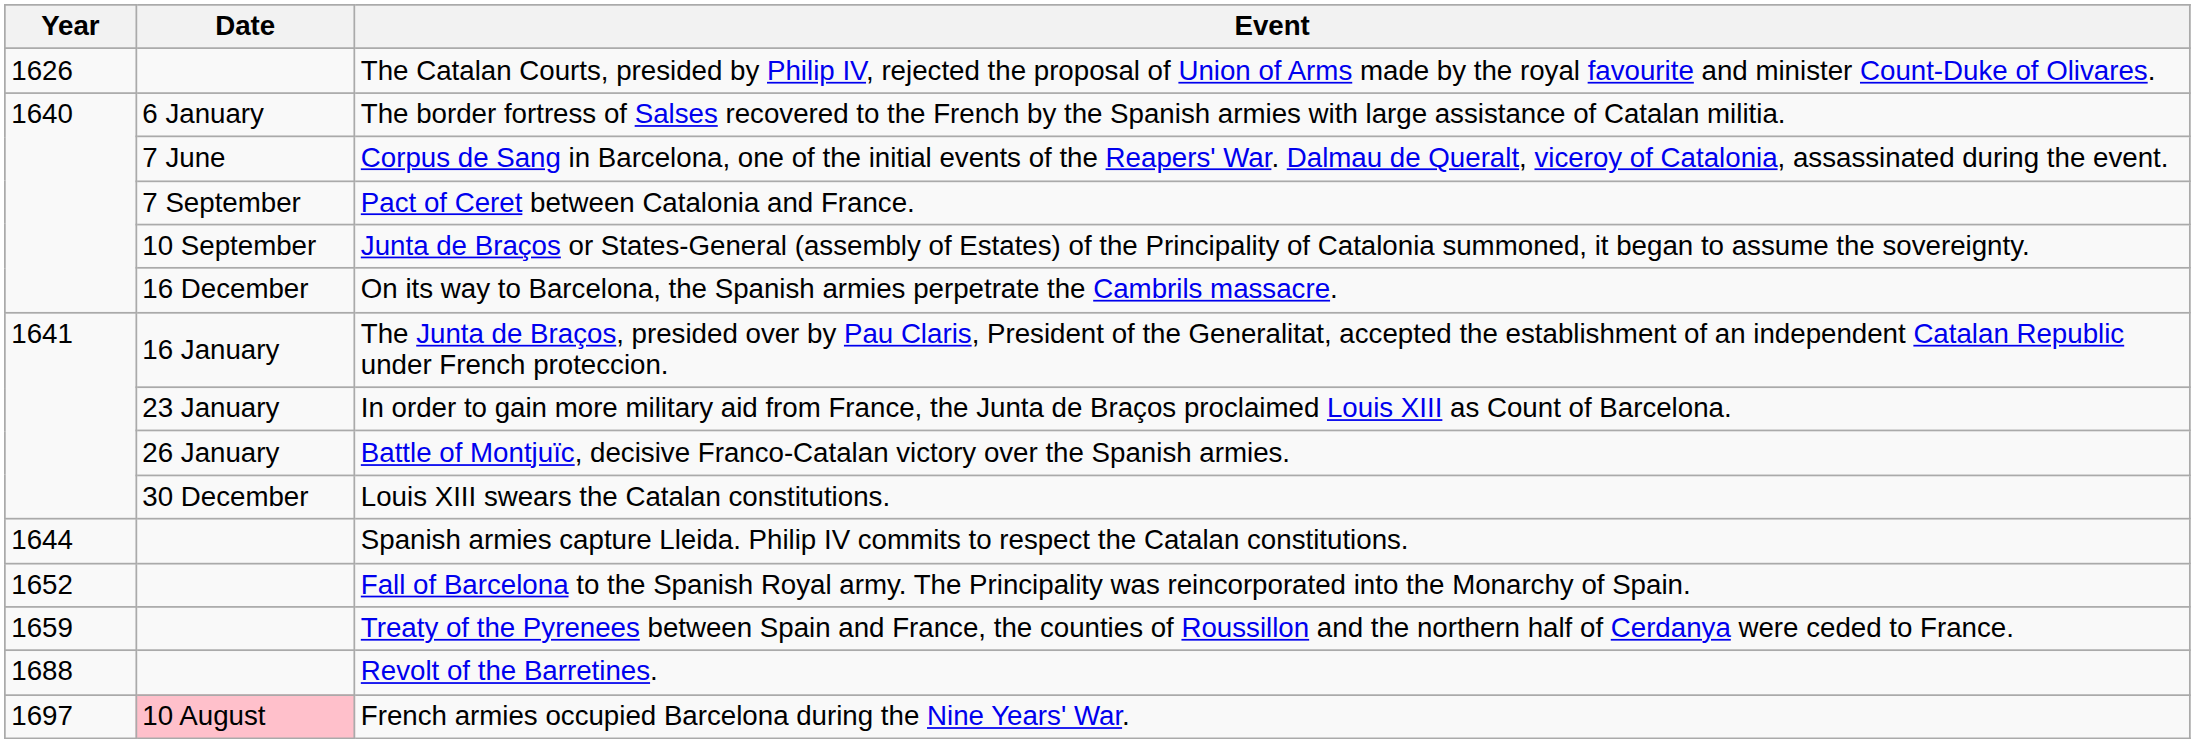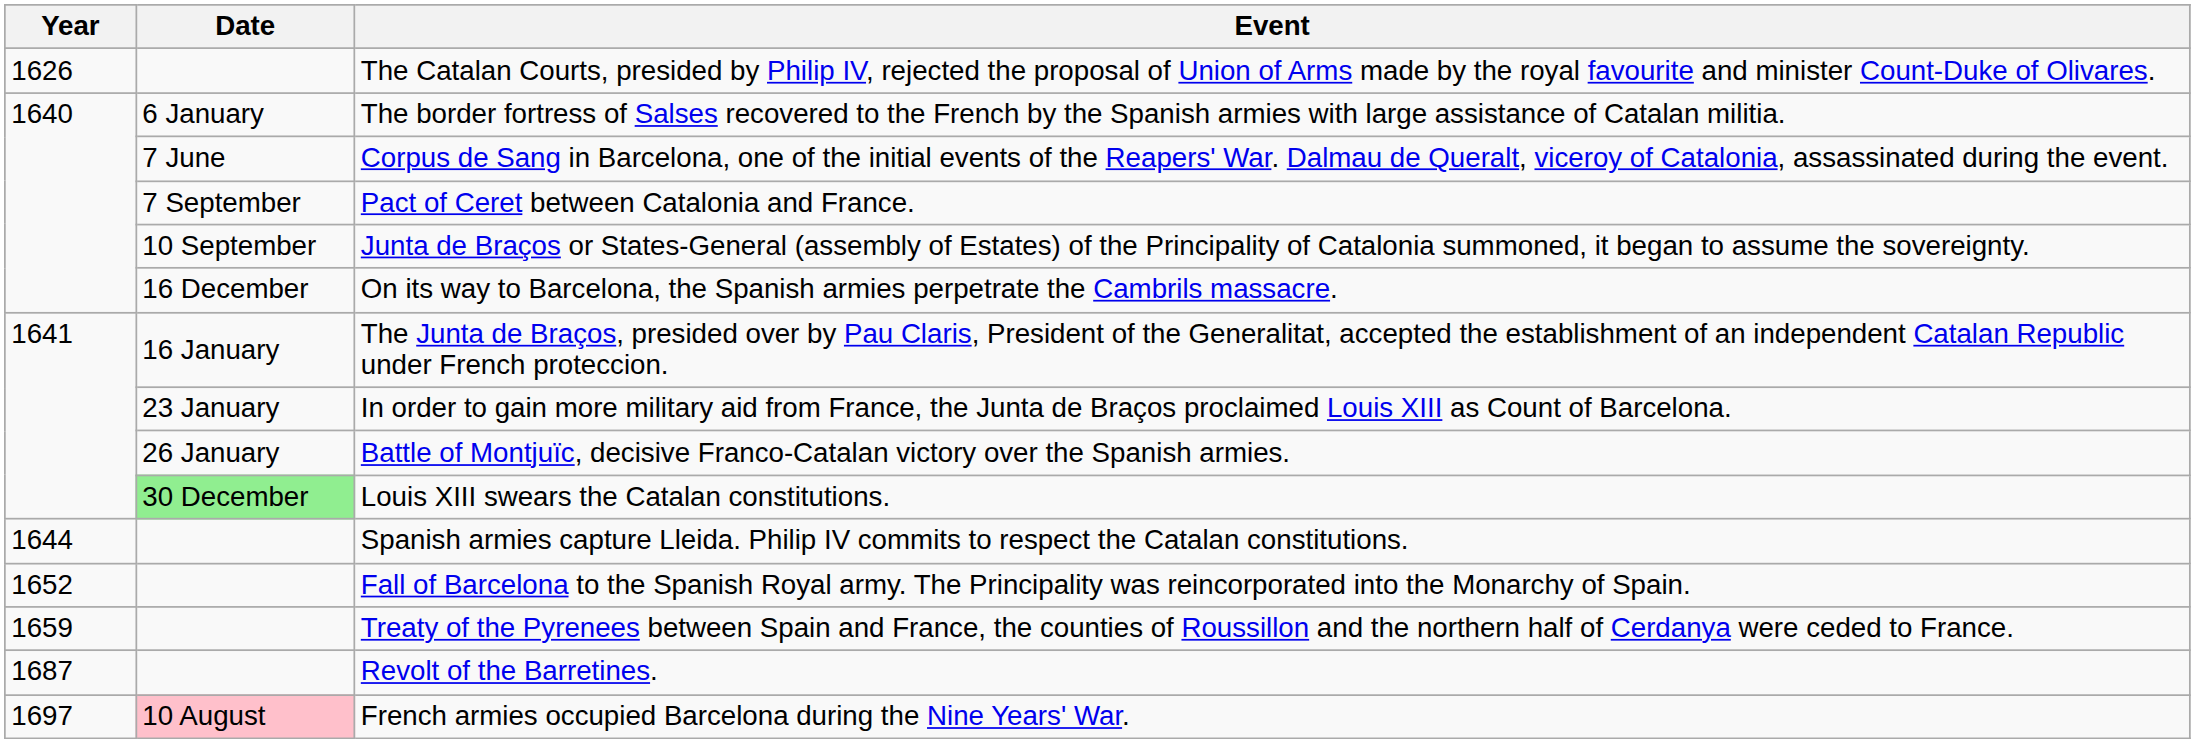(225, 496) no background -> (225, 496) lightgreen background
(42, 672) 1688 -> (42, 672) 1687
